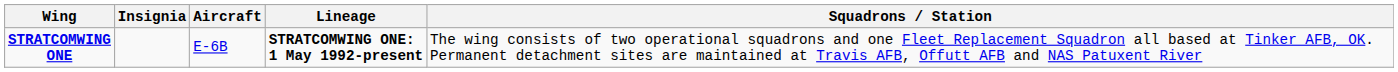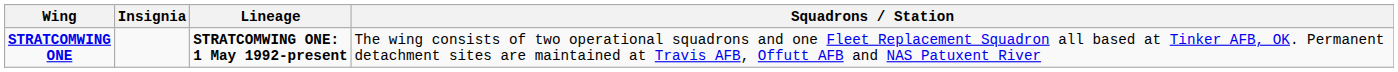- column: (228, 16)
